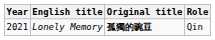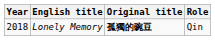(17, 27) 2021 -> (17, 27) 2018
